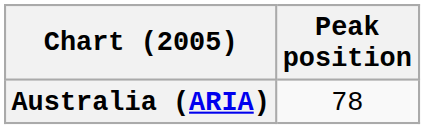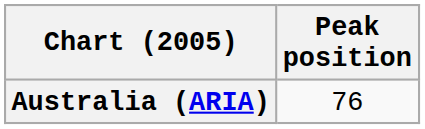(347, 102) 78 -> (347, 102) 76
